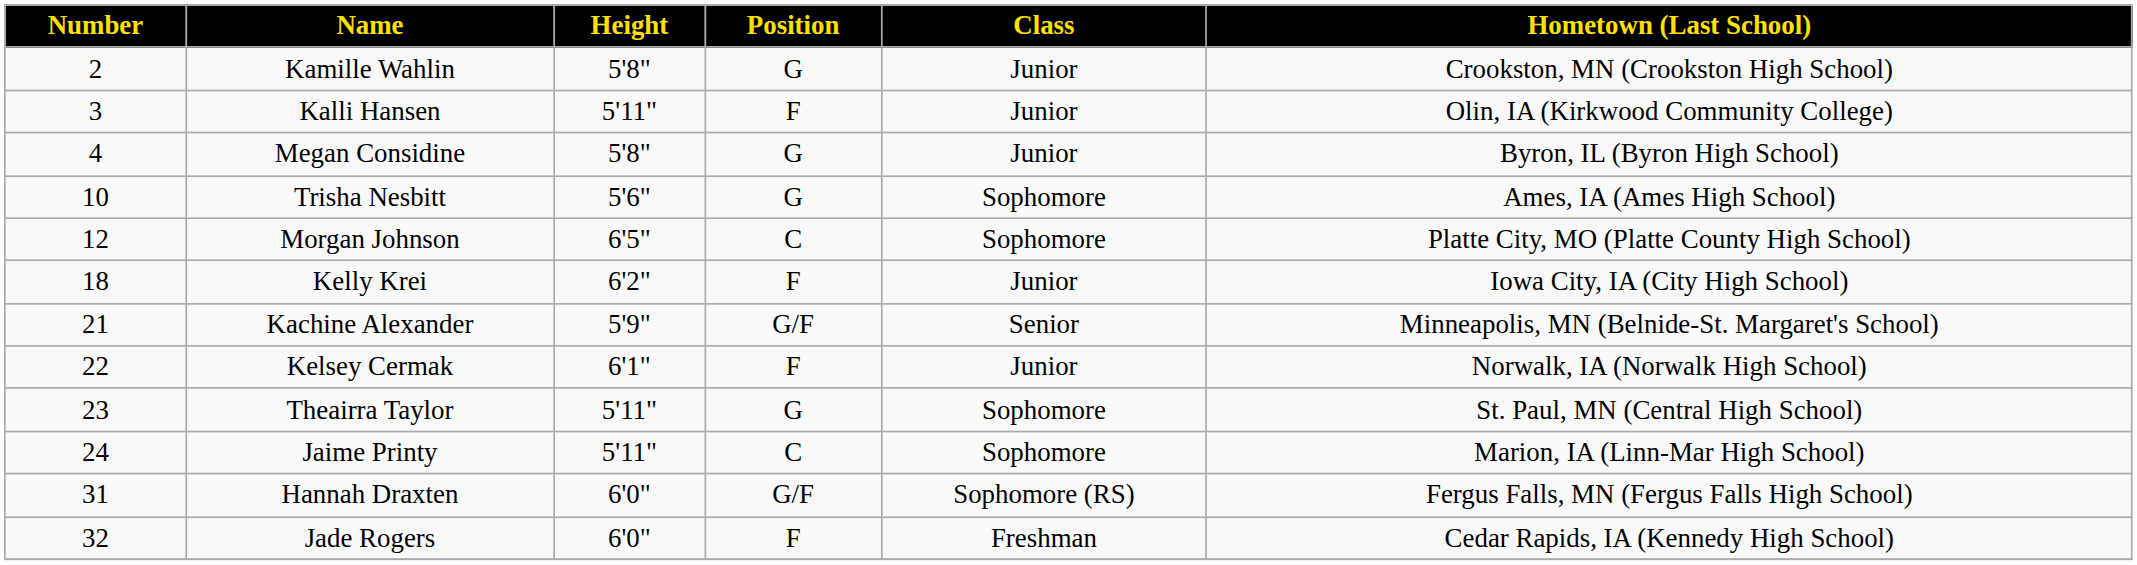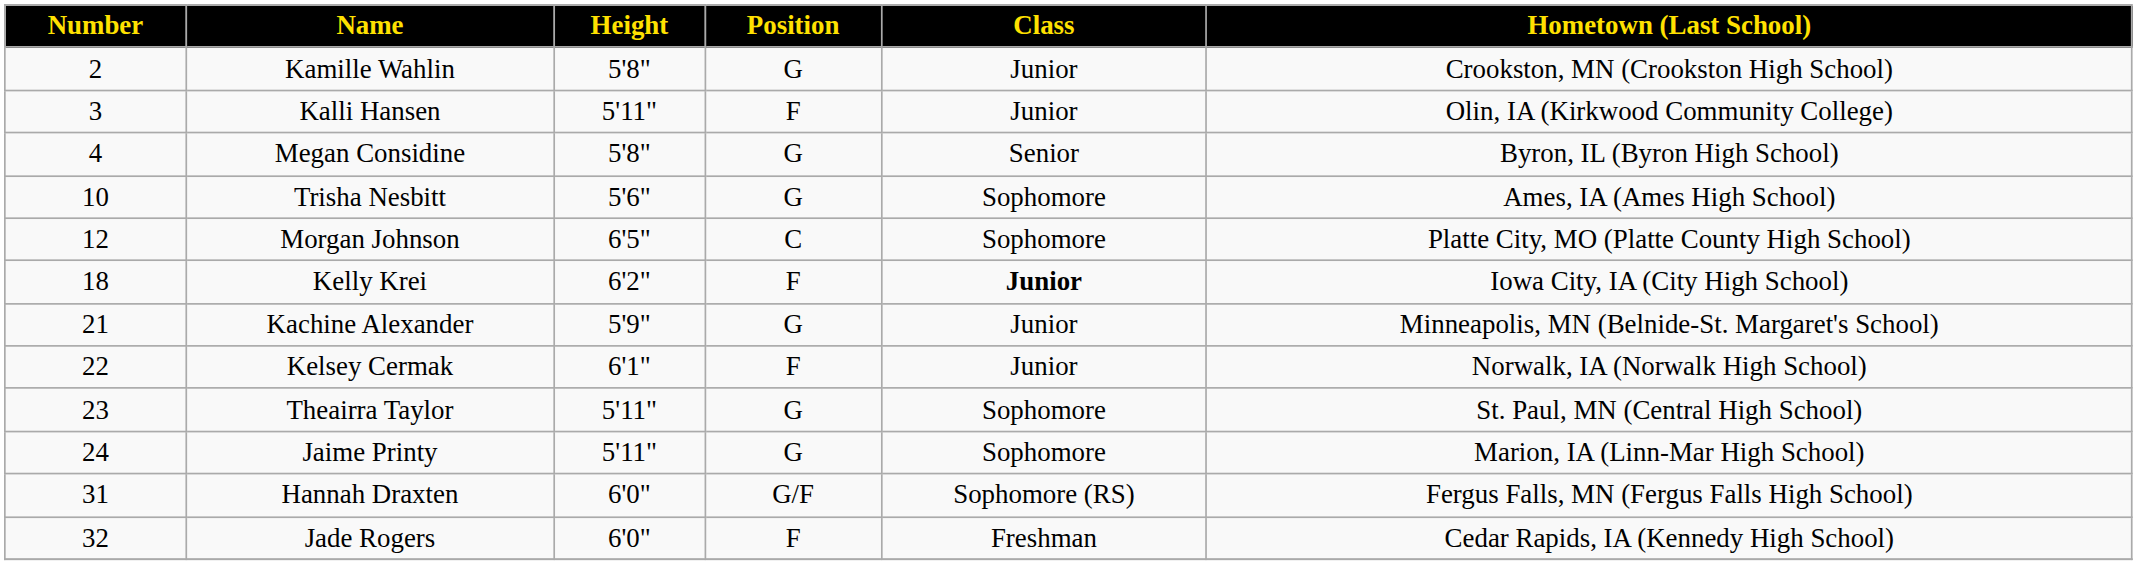(1044, 153) Junior -> (1044, 153) Senior
(1044, 281) normal -> (1044, 281) bold
(793, 324) G/F -> (793, 324) G
(1044, 324) Senior -> (1044, 324) Junior
(793, 452) C -> (793, 452) G
